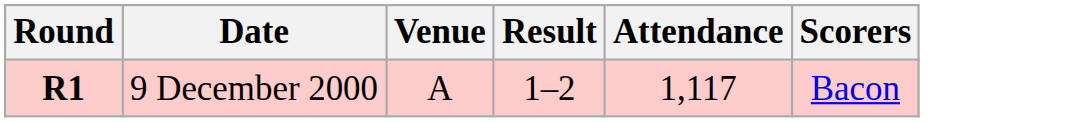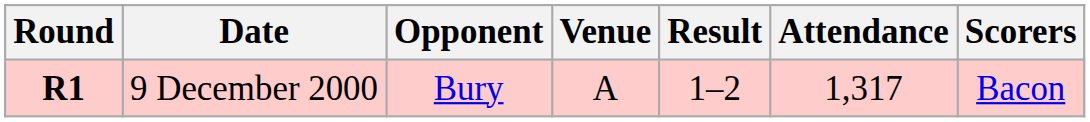+ column: (469, 32)
(698, 87) 1,117 -> (864, 87) 1,317
